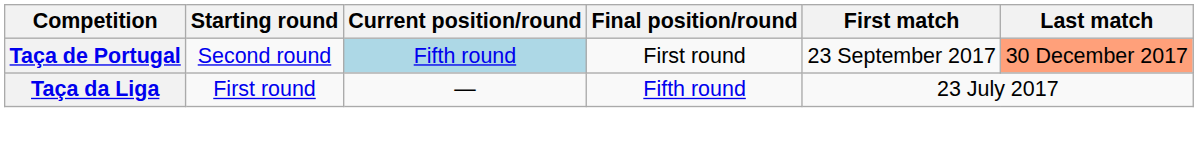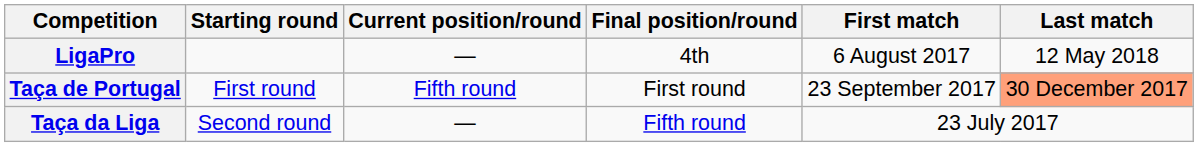+ row: (95, 55)
(264, 55) Second round -> (265, 89) First round
(465, 55) lightblue background -> (465, 89) no background
(265, 89) First round -> (264, 123) Second round
